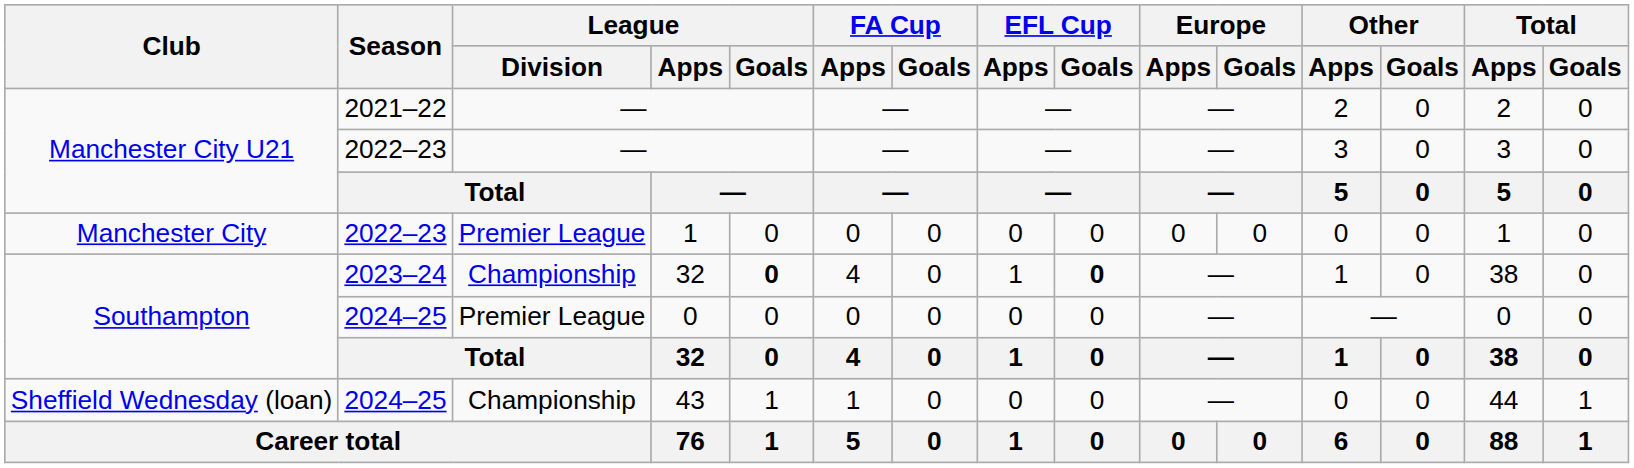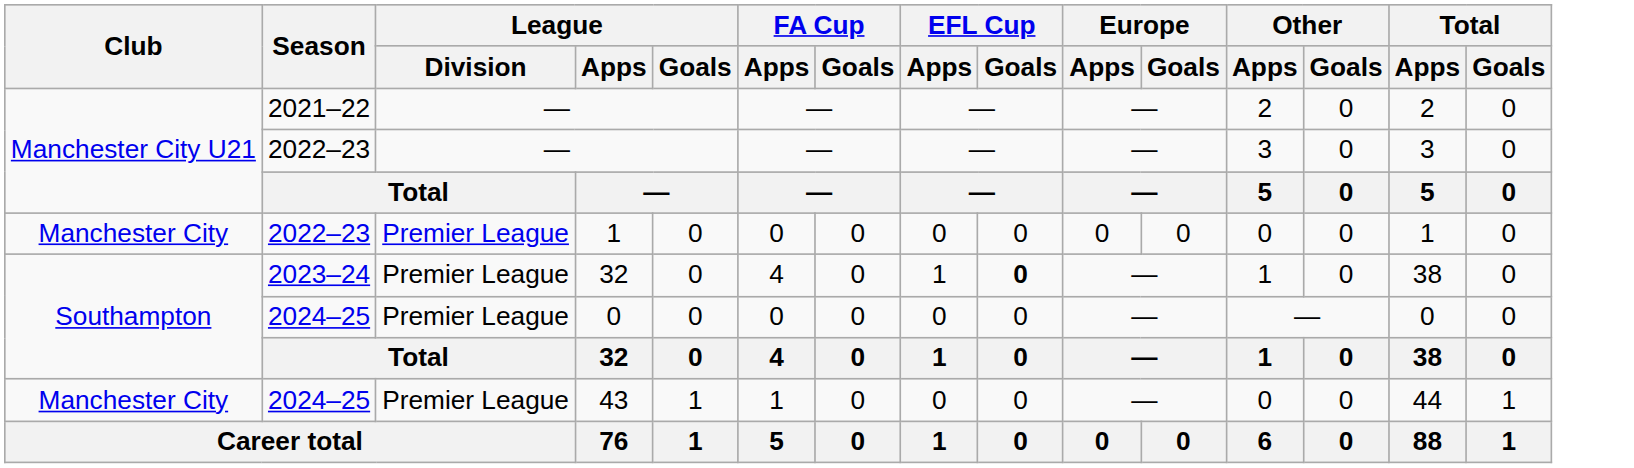(552, 274) Championship -> (476, 274) Premier League
(772, 274) bold -> (695, 274) normal
(172, 399) Sheffield Wednesday (loan) -> (133, 399) Manchester City
(552, 399) Championship -> (476, 399) Premier League
